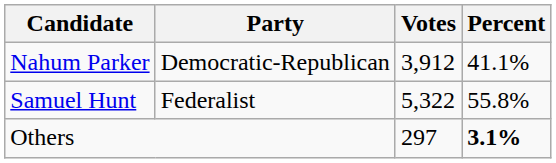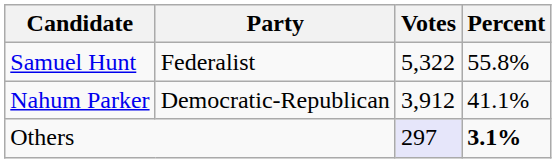rows swapped: (73, 99) <-> (80, 61)
(419, 137) no background -> (419, 137) lavender background
